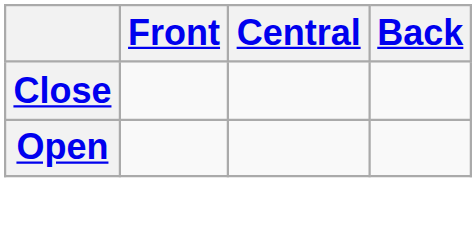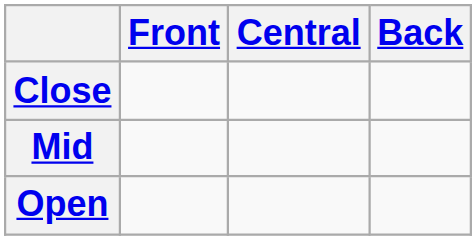+ row: (62, 147)
